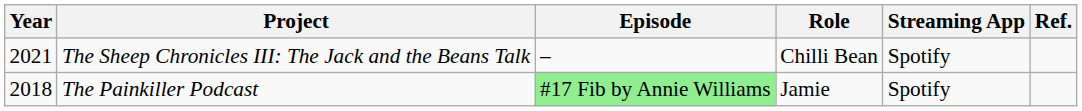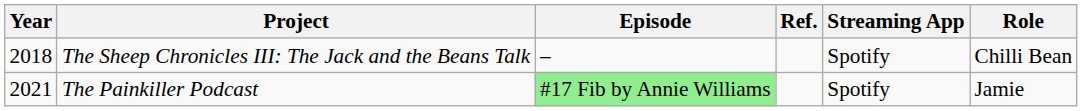columns swapped: (829, 21) <-> (1053, 21)
(31, 55) 2021 -> (31, 55) 2018
(31, 88) 2018 -> (31, 88) 2021
